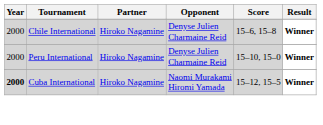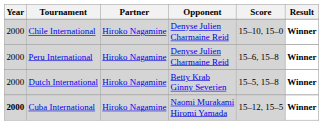(256, 32) 15–6, 15–8 -> (261, 32) 15–10, 15–0
(258, 57) 15–10, 15–0 -> (259, 57) 15–6, 15–8
+ row: (63, 82)
